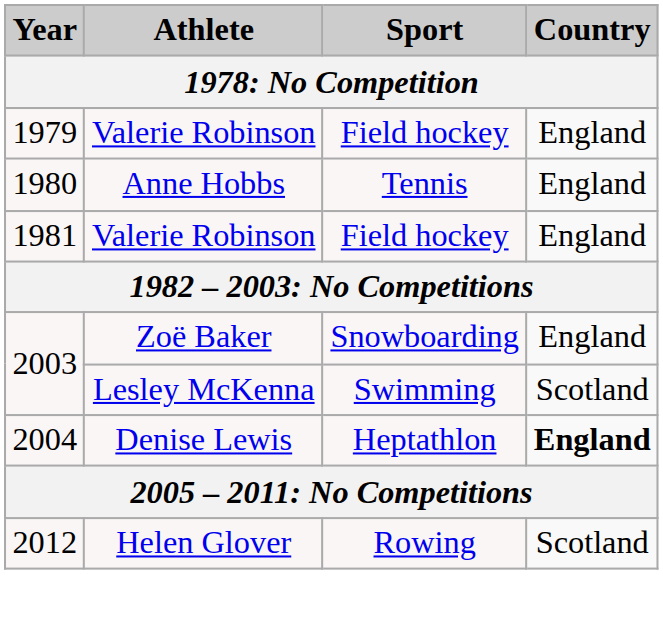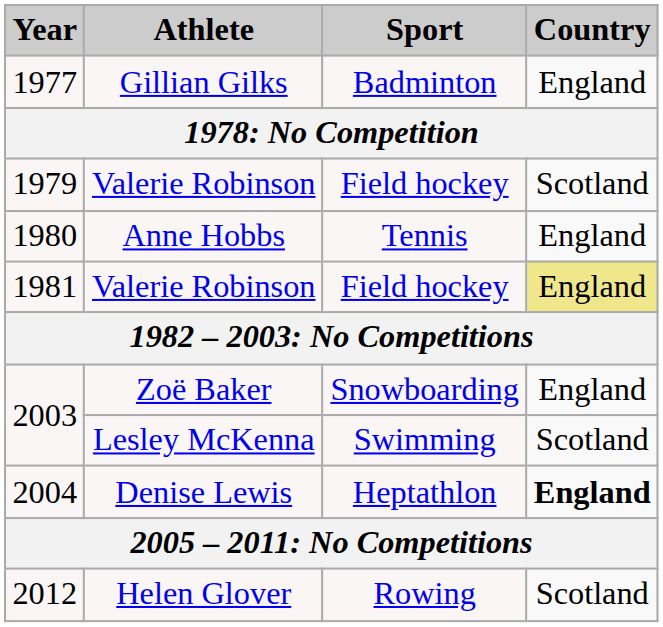+ row: (45, 81)
(592, 132) England -> (592, 183) Scotland
(592, 235) no background -> (592, 286) khaki background
